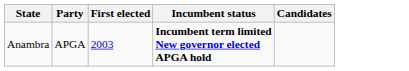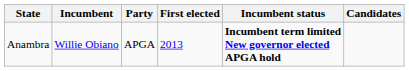+ column: (87, 13)
(102, 44) 2003 -> (171, 44) 2013
